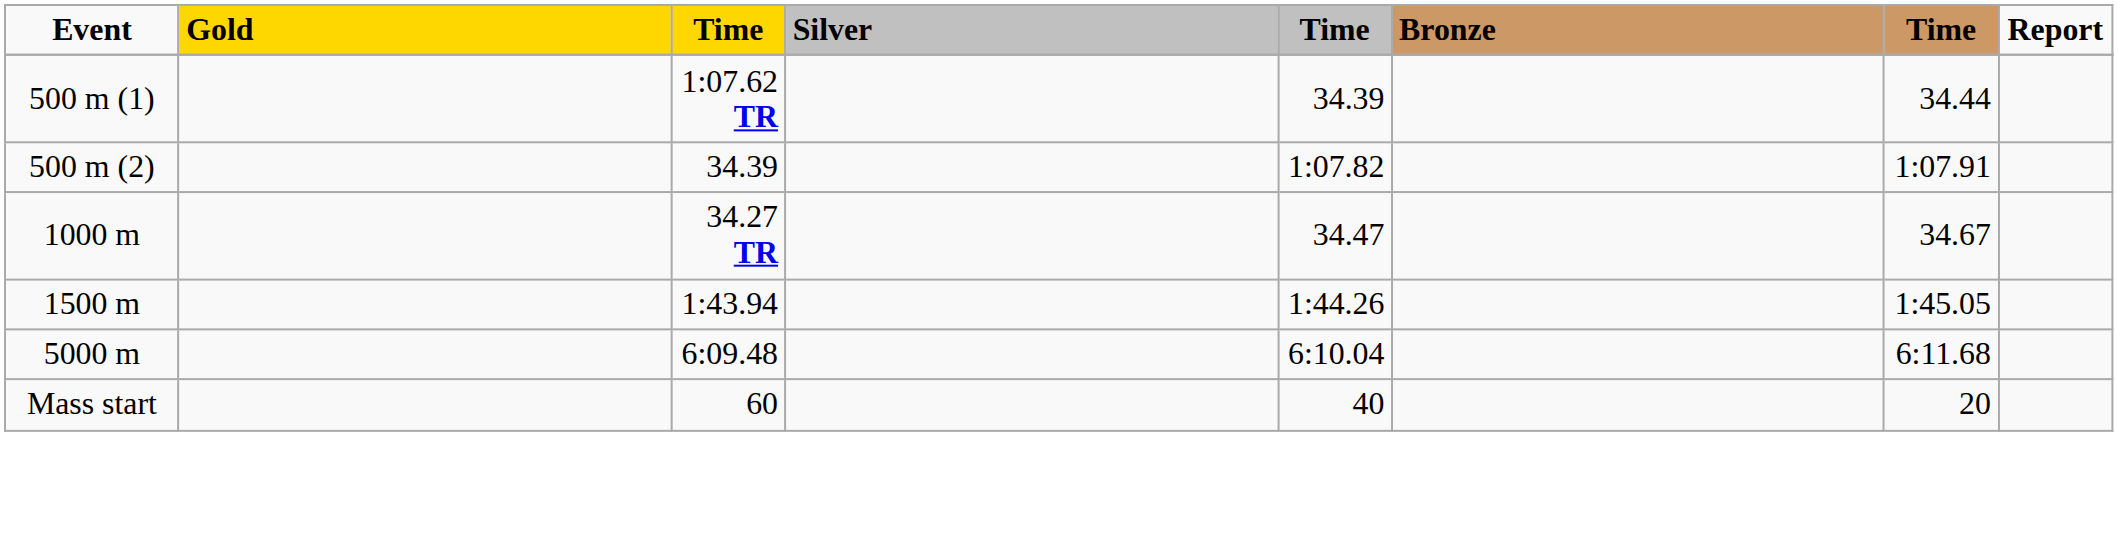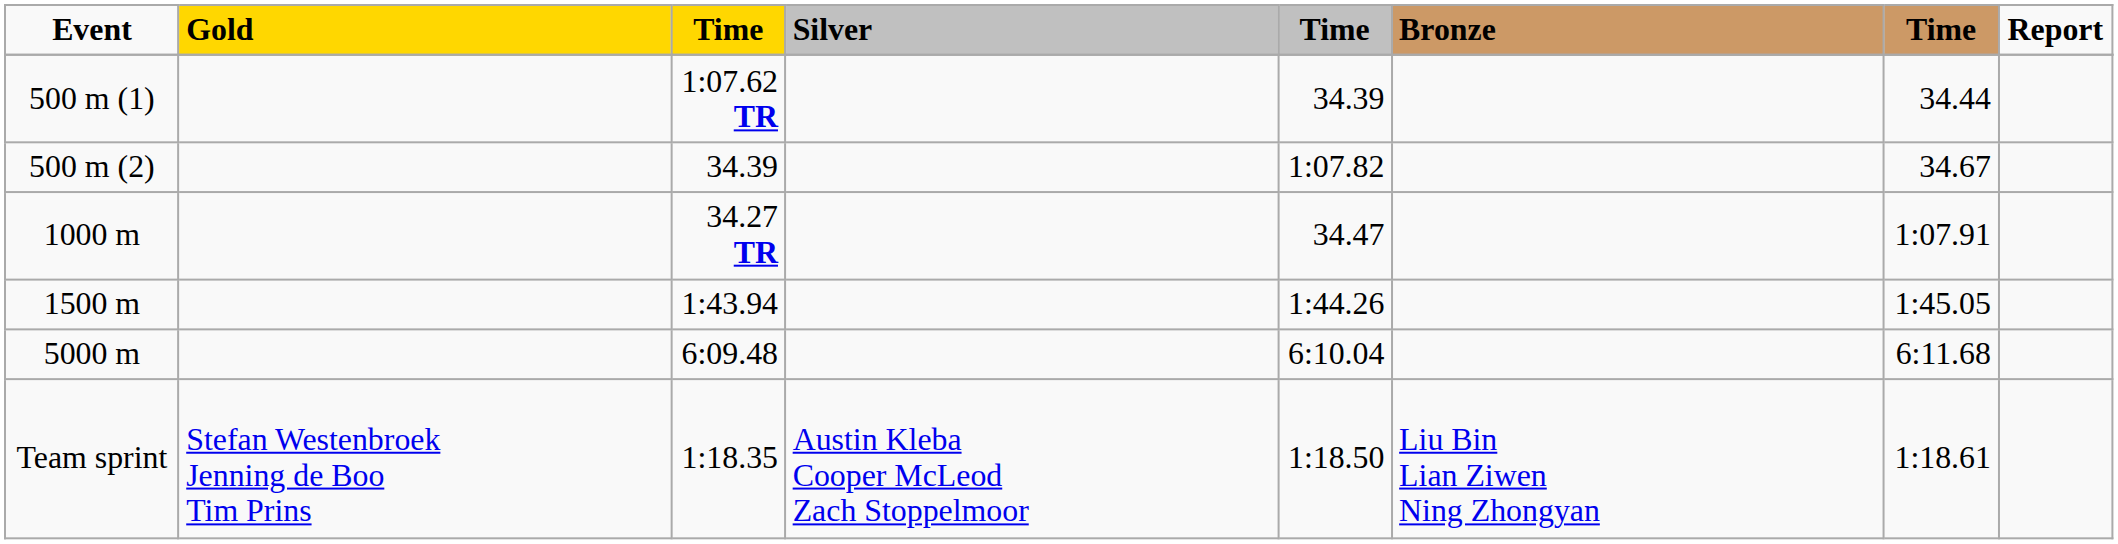(1943, 166) 1:07.91 -> (1955, 166) 34.67
(1955, 234) 34.67 -> (1943, 234) 1:07.91
- row: (92, 404)
+ row: (92, 458)
